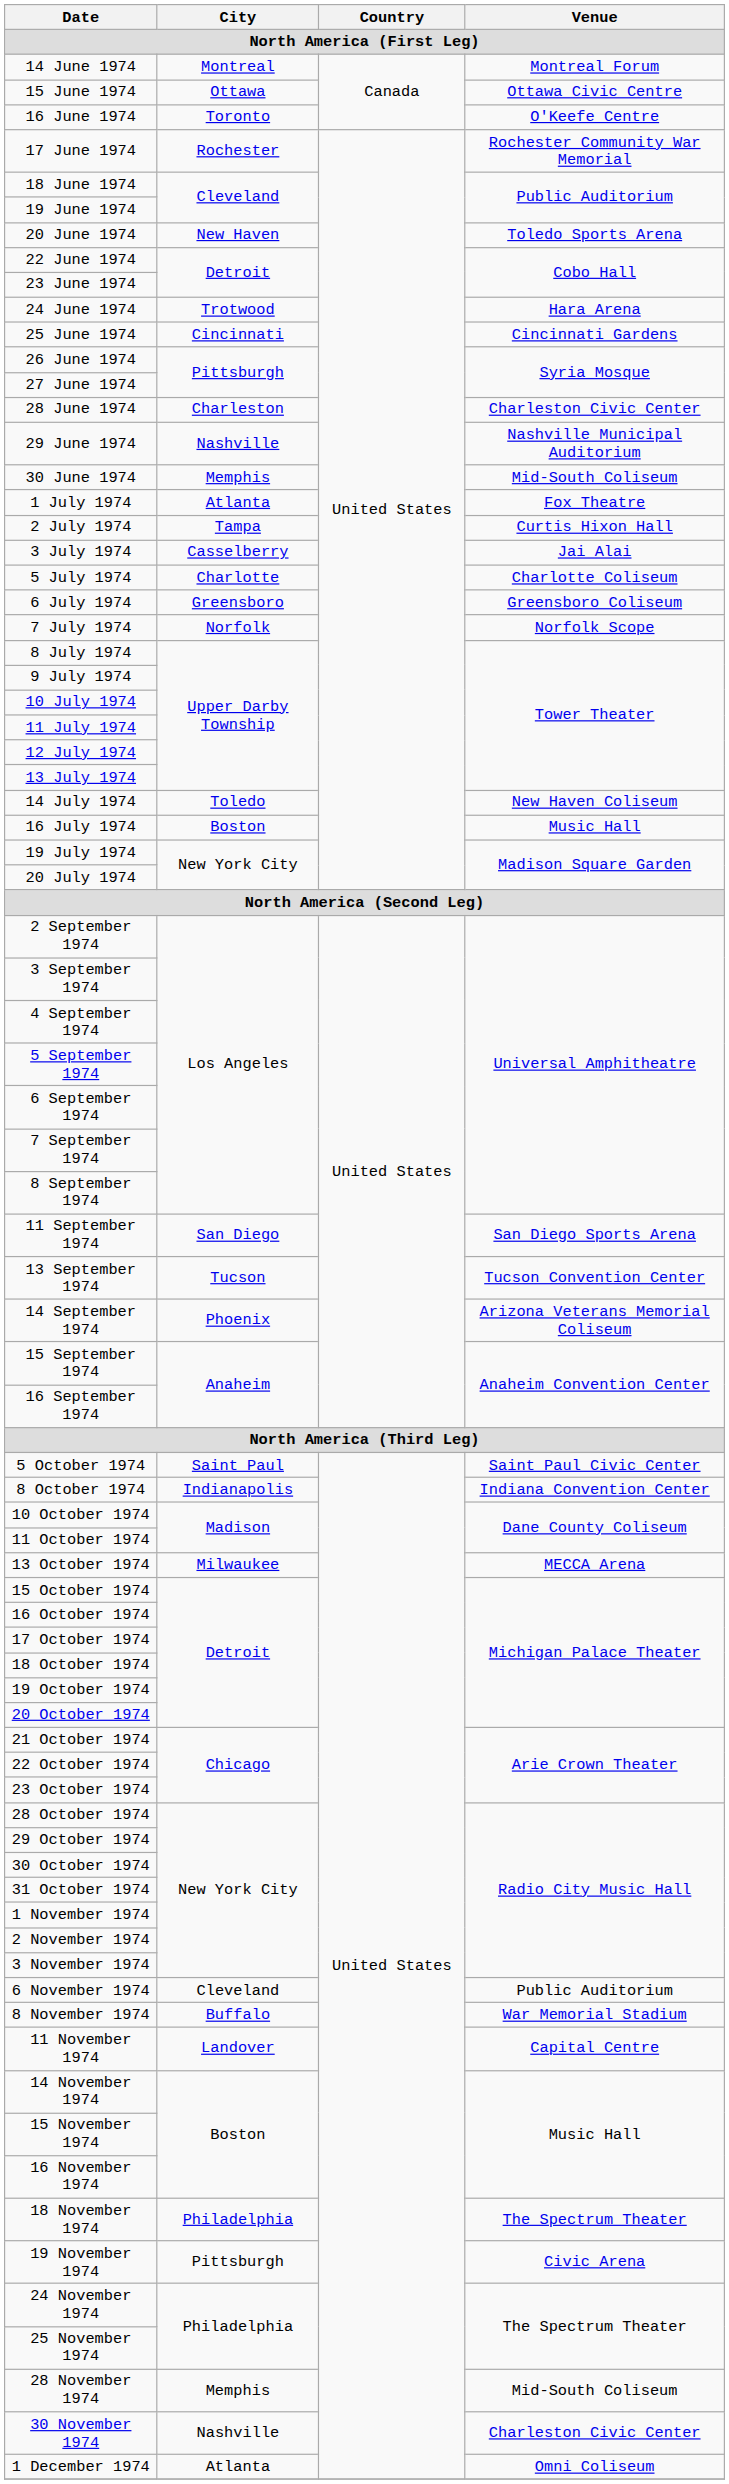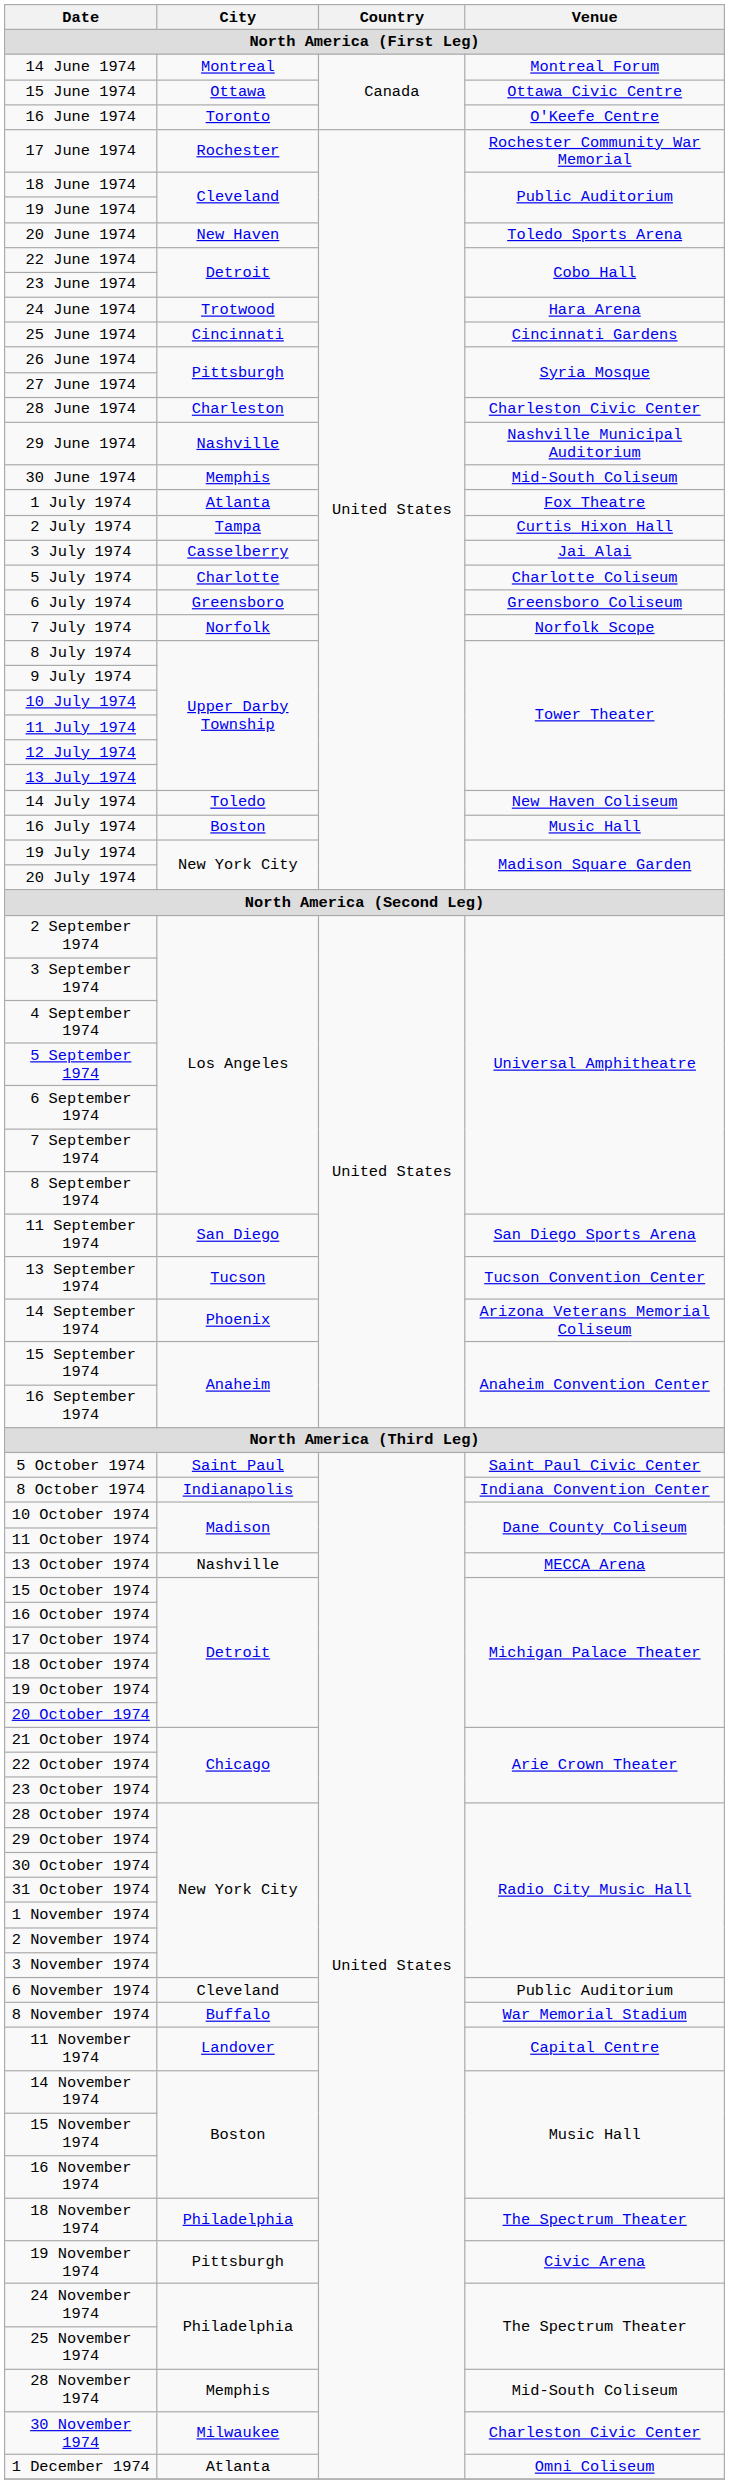(238, 1565) Milwaukee -> (238, 1565) Nashville
(238, 2433) Nashville -> (238, 2433) Milwaukee
